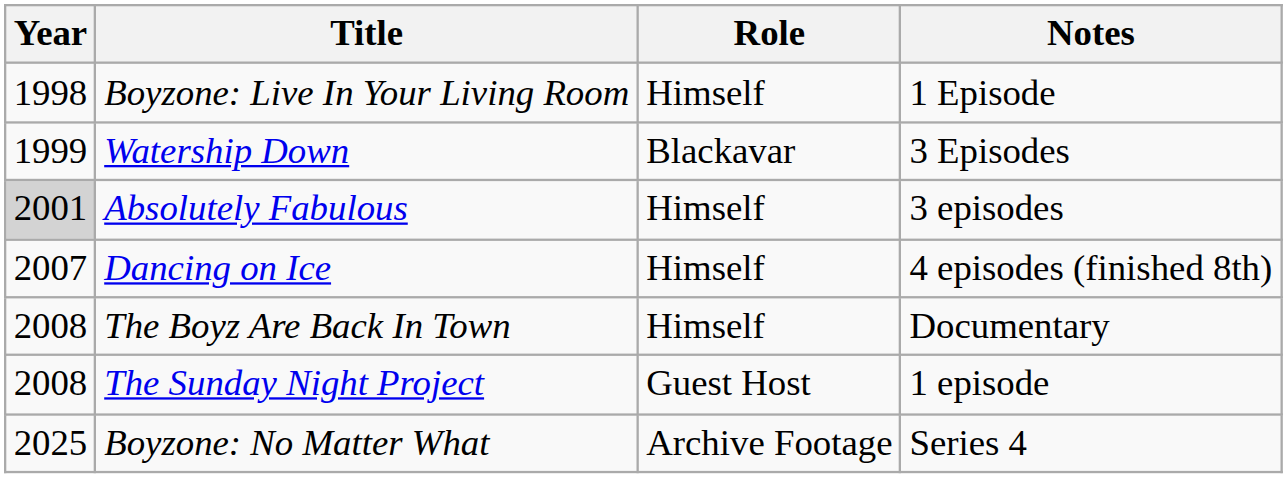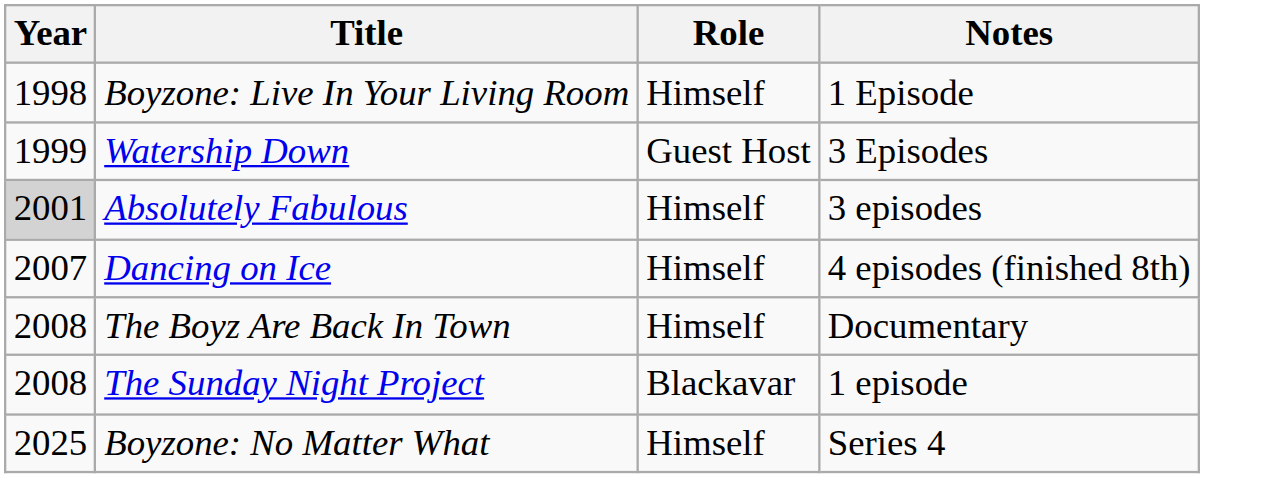(721, 150) Blackavar -> (728, 150) Guest Host
(728, 383) Guest Host -> (721, 383) Blackavar
(769, 442) Archive Footage -> (705, 442) Himself
